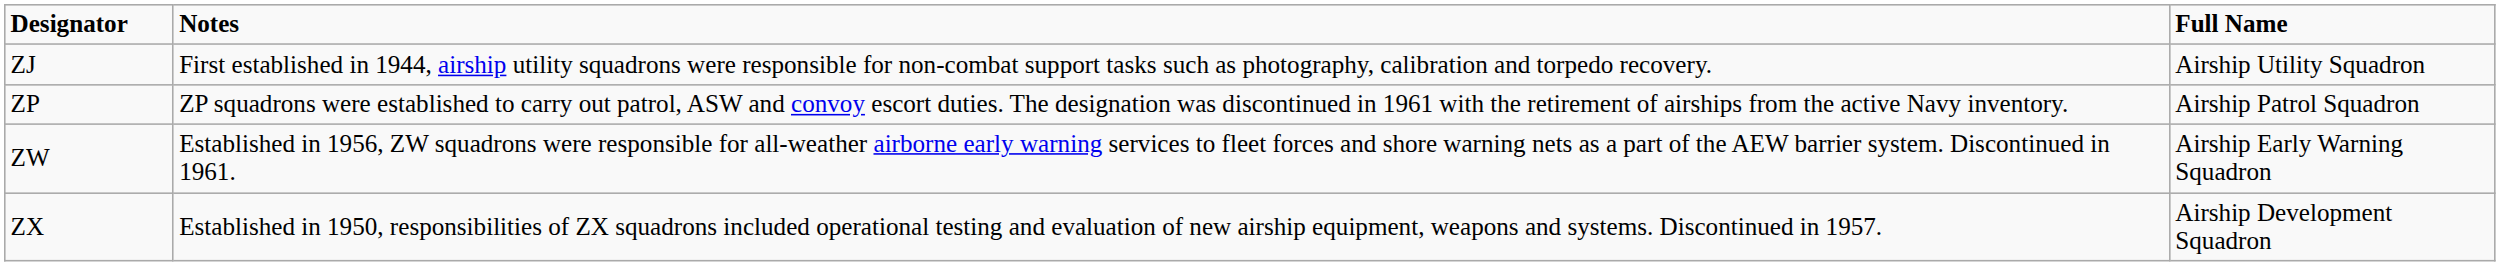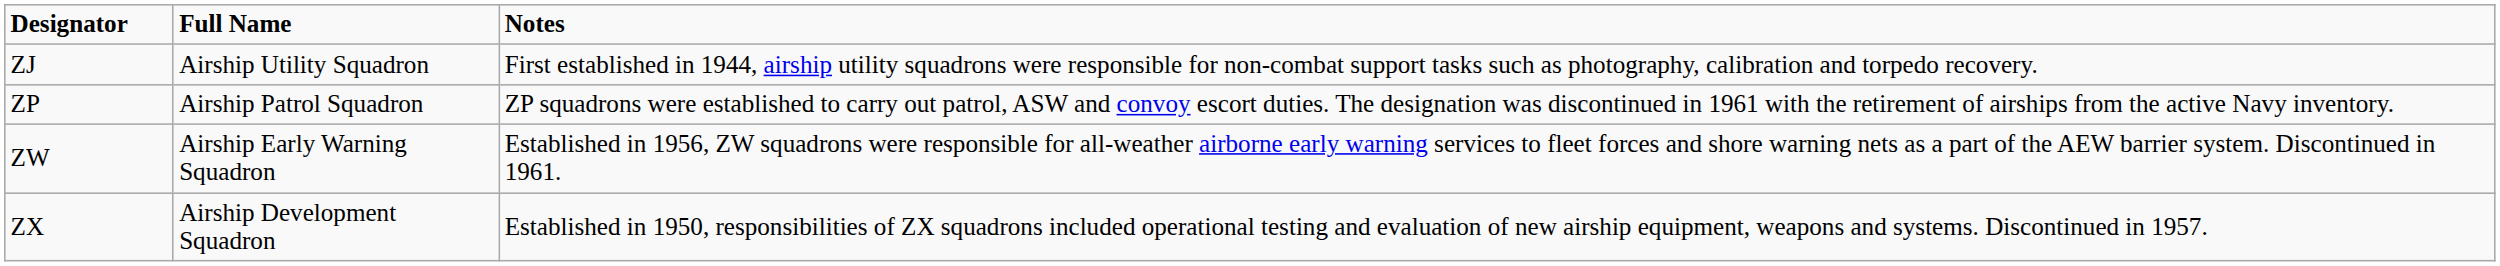columns swapped: (2231, 24) <-> (209, 24)
